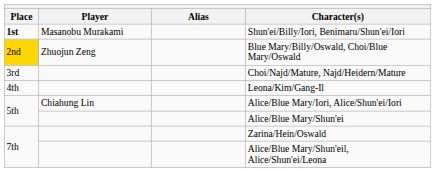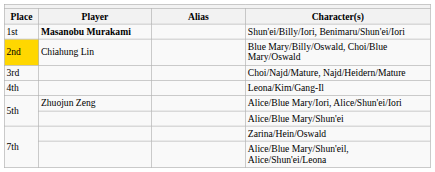(12, 31) bold -> (12, 31) normal
(82, 31) normal -> (86, 31) bold
(68, 52) Zhuojun Zeng -> (67, 52) Chiahung Lin
(67, 103) Chiahung Lin -> (68, 103) Zhuojun Zeng
